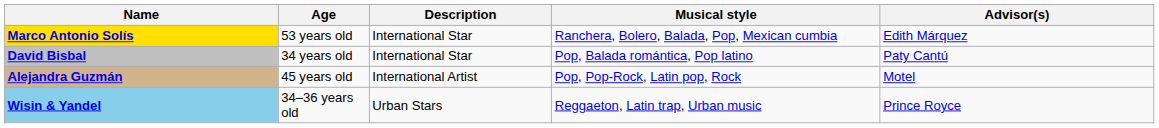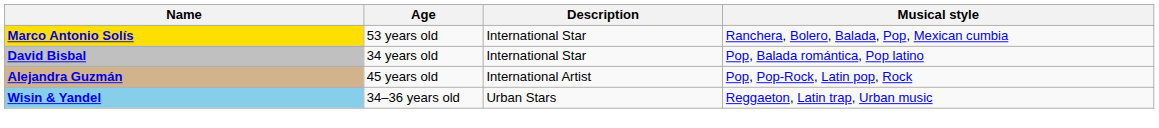- column: (1017, 15)
